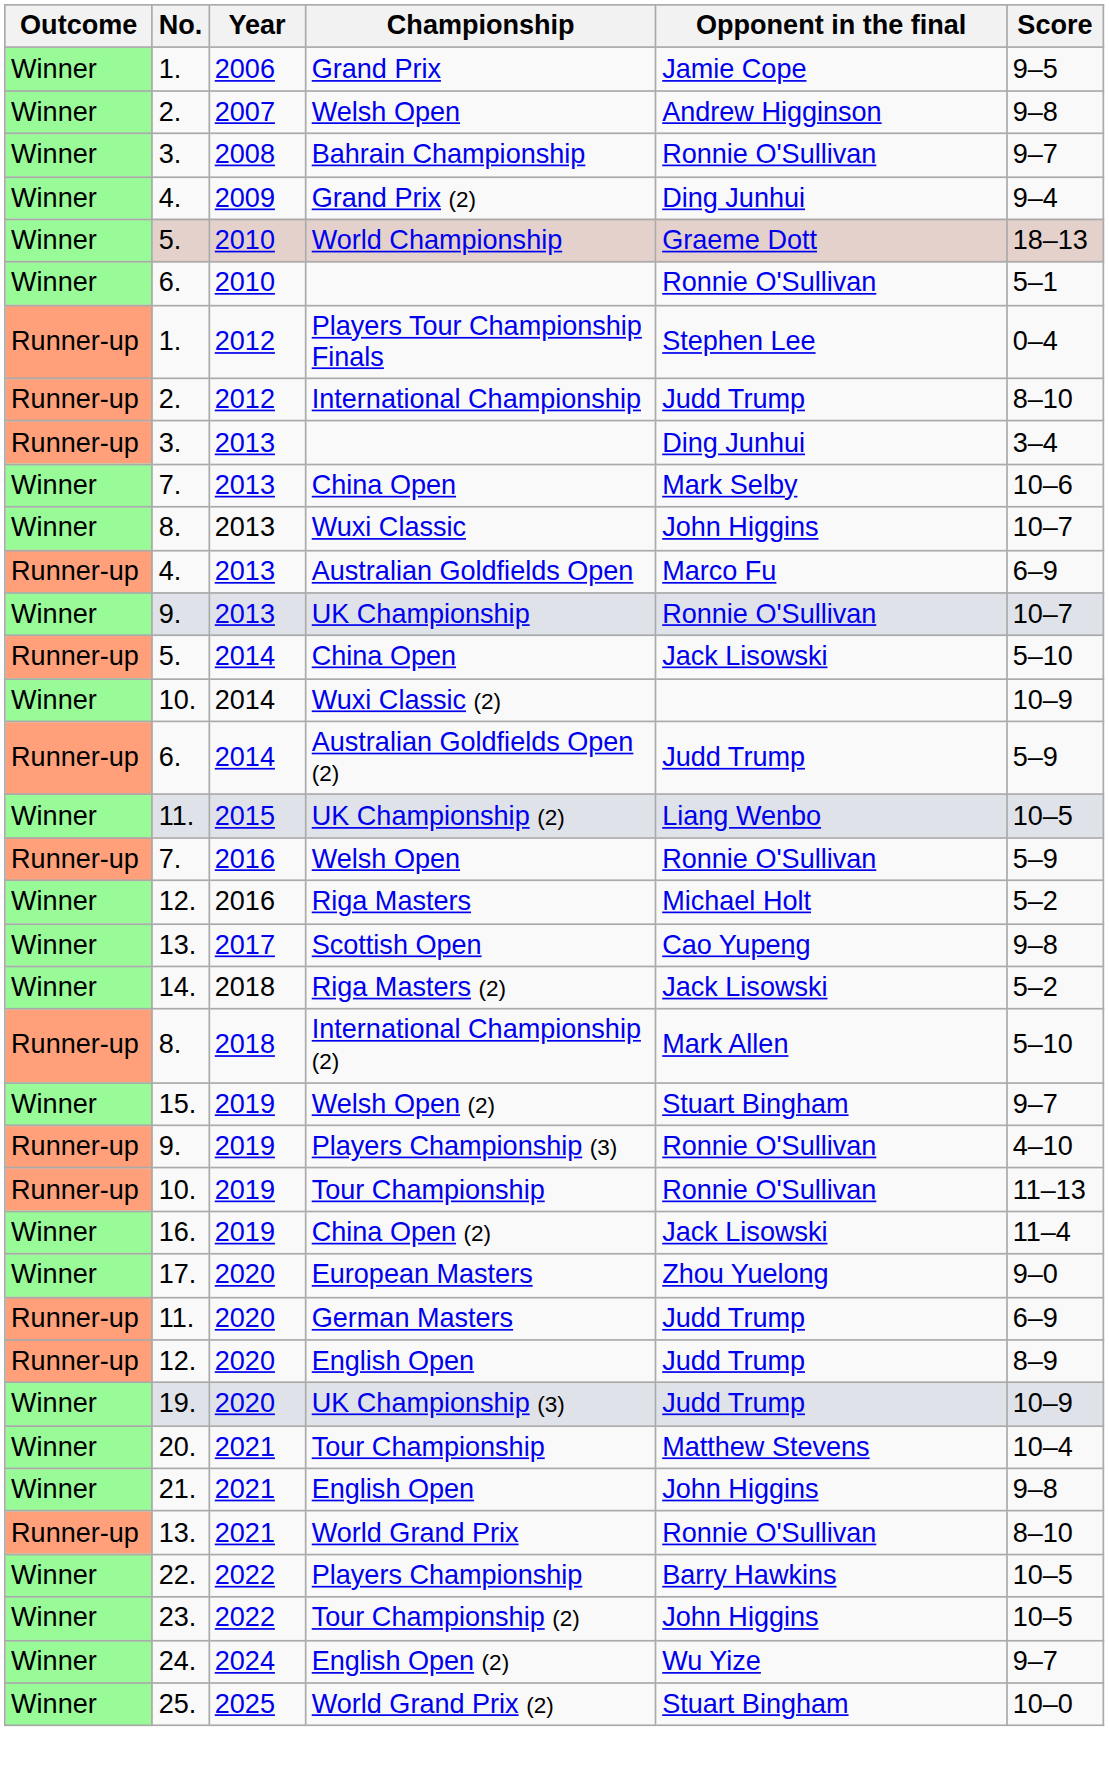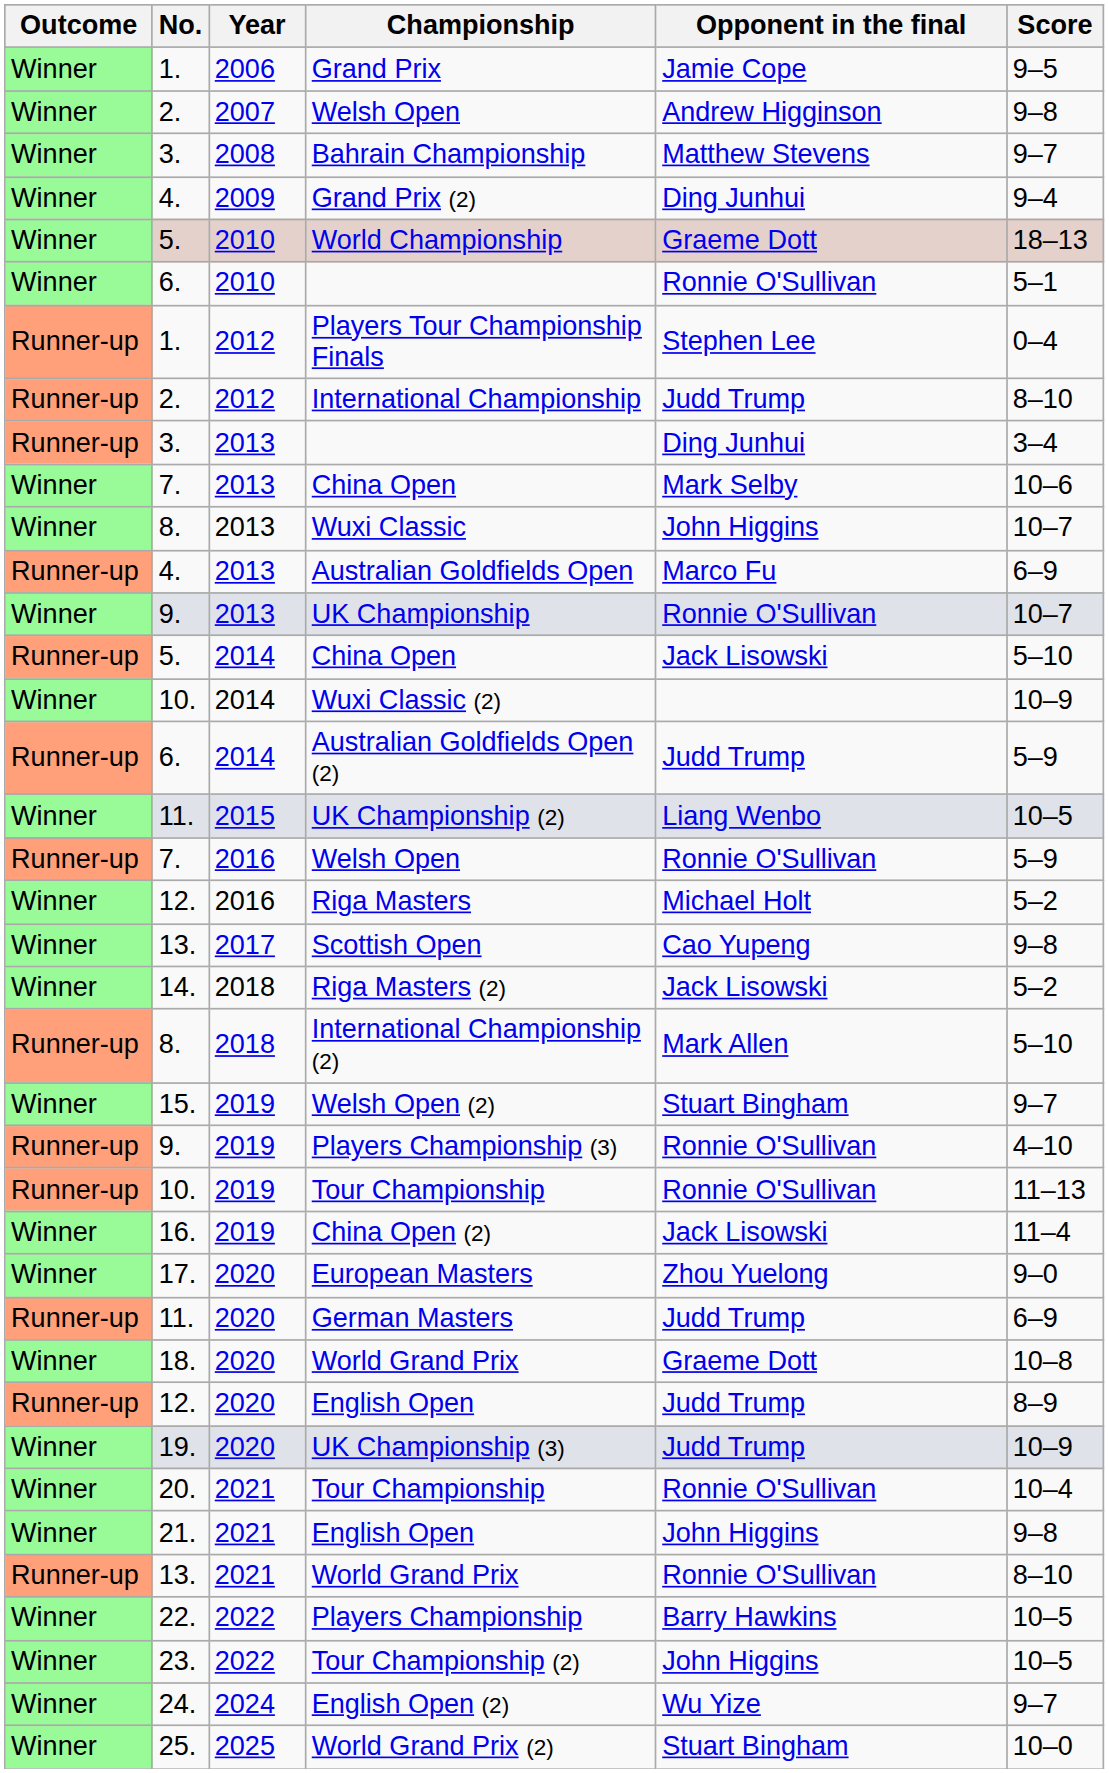(769, 154) Ronnie O'Sullivan -> (766, 154) Matthew Stevens
+ row: (178, 1360)
(766, 1446) Matthew Stevens -> (769, 1489) Ronnie O'Sullivan
